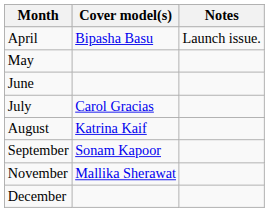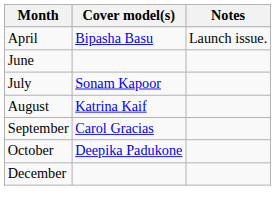- row: (21, 60)
(115, 106) Carol Gracias -> (118, 83) Sonam Kapoor
(118, 151) Sonam Kapoor -> (115, 128) Carol Gracias
+ row: (31, 151)
- row: (38, 173)
